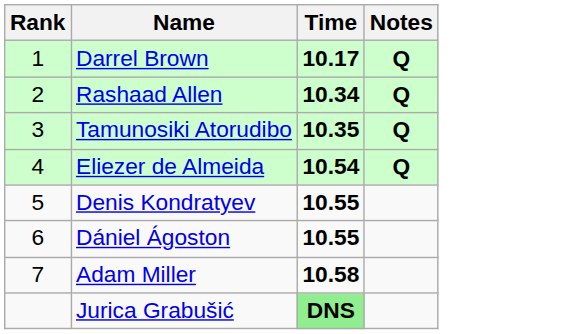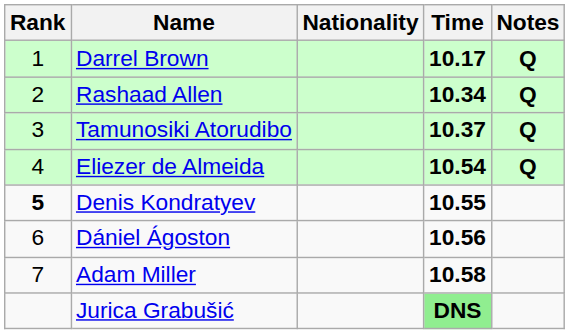+ column: (360, 22)
(331, 130) 10.35 -> (457, 130) 10.37
(38, 202) normal -> (38, 202) bold
(331, 238) 10.55 -> (457, 238) 10.56
